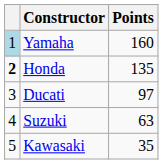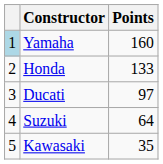(12, 69) bold -> (12, 69) normal
(142, 69) 135 -> (142, 69) 133
(146, 120) 63 -> (146, 120) 64
